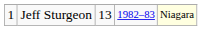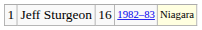(105, 15) 13 -> (105, 15) 16
